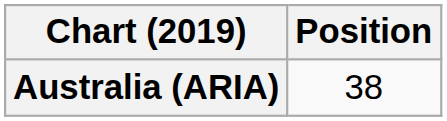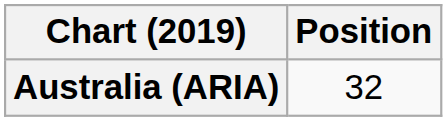(364, 87) 38 -> (364, 87) 32
